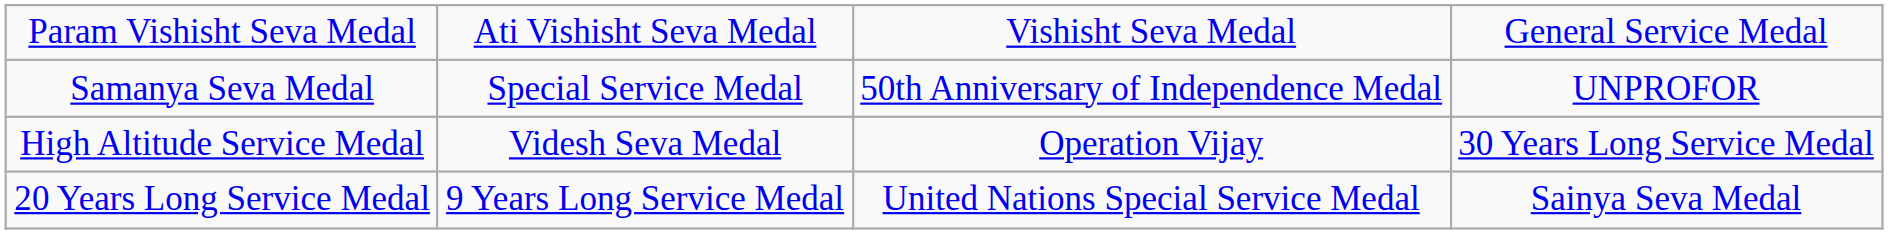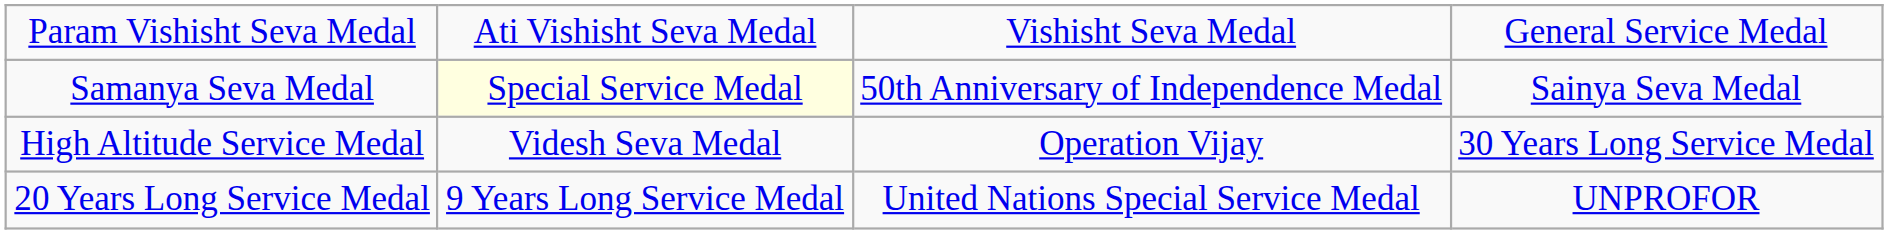(645, 87) no background -> (645, 87) lightyellow background
(1666, 87) UNPROFOR -> (1666, 87) Sainya Seva Medal
(1666, 198) Sainya Seva Medal -> (1666, 198) UNPROFOR
